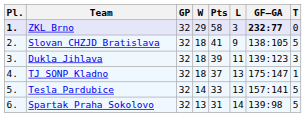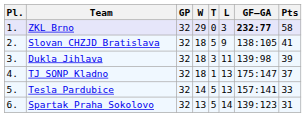columns swapped: (296, 12) <-> (219, 12)
(12, 28) bold -> (12, 28) normal
(268, 58) 139:123 -> (254, 58) 139:98
(265, 105) 139:98 -> (257, 105) 139:123
